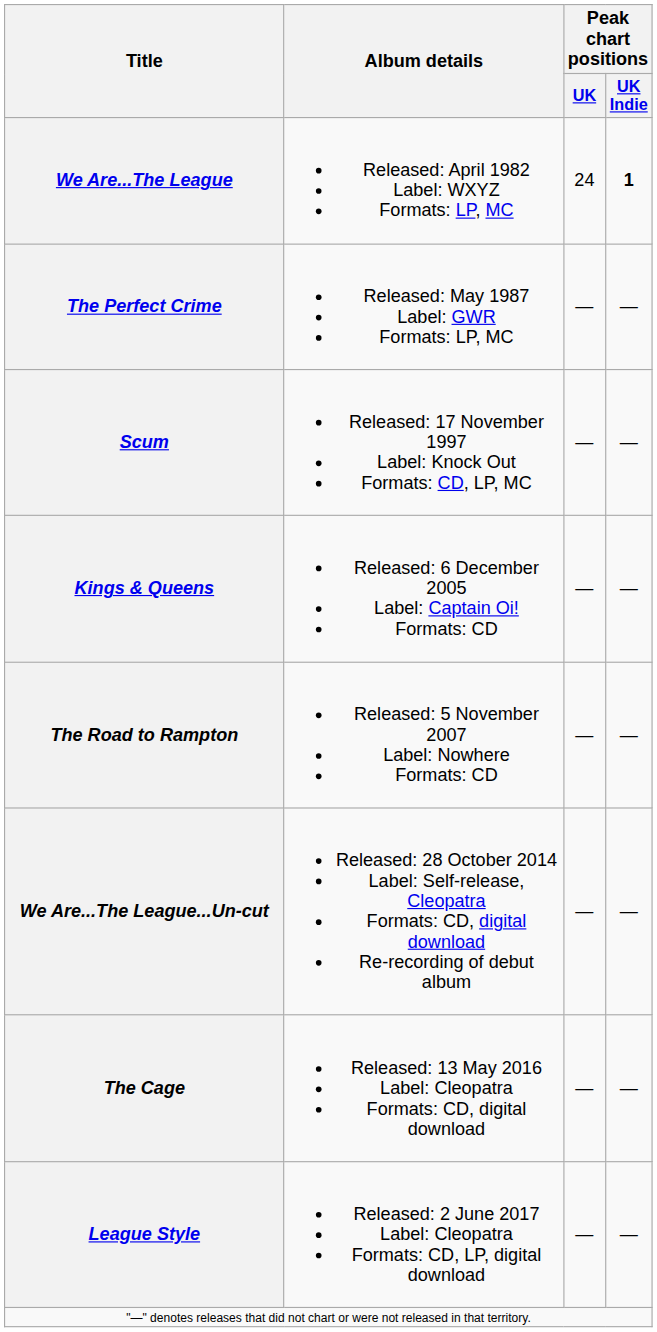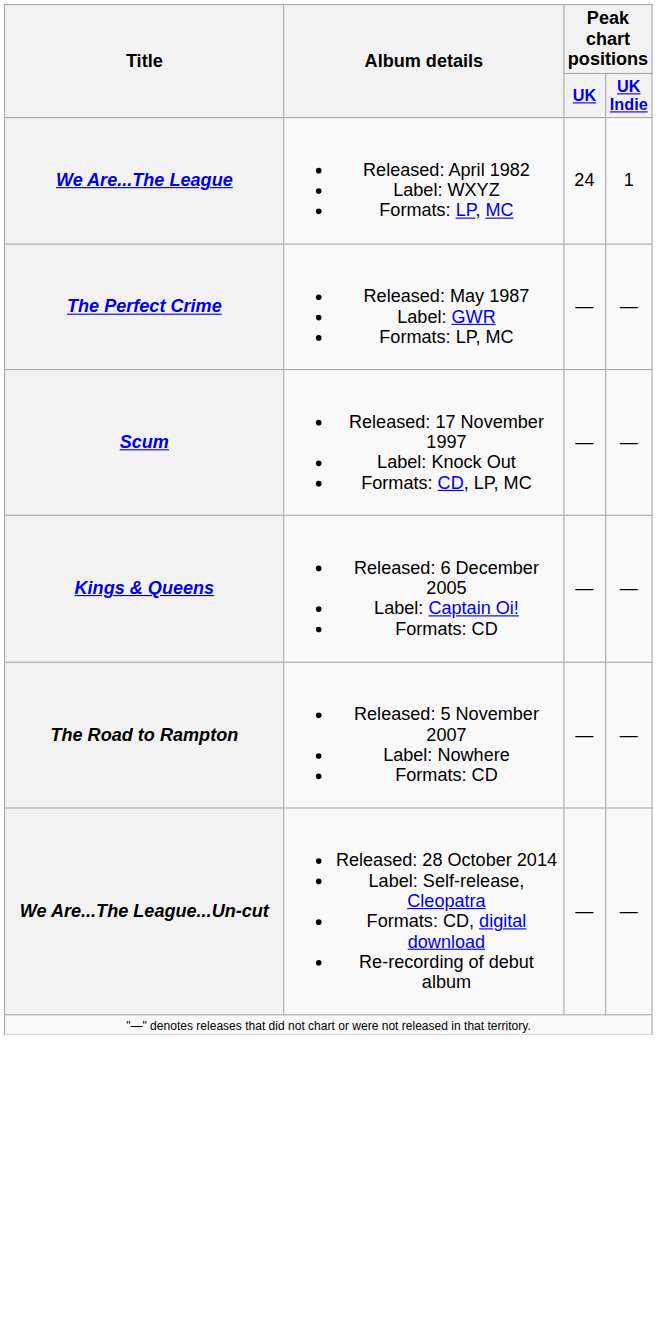(629, 180) bold -> (629, 180) normal
- row: (144, 1088)
- row: (144, 1234)
